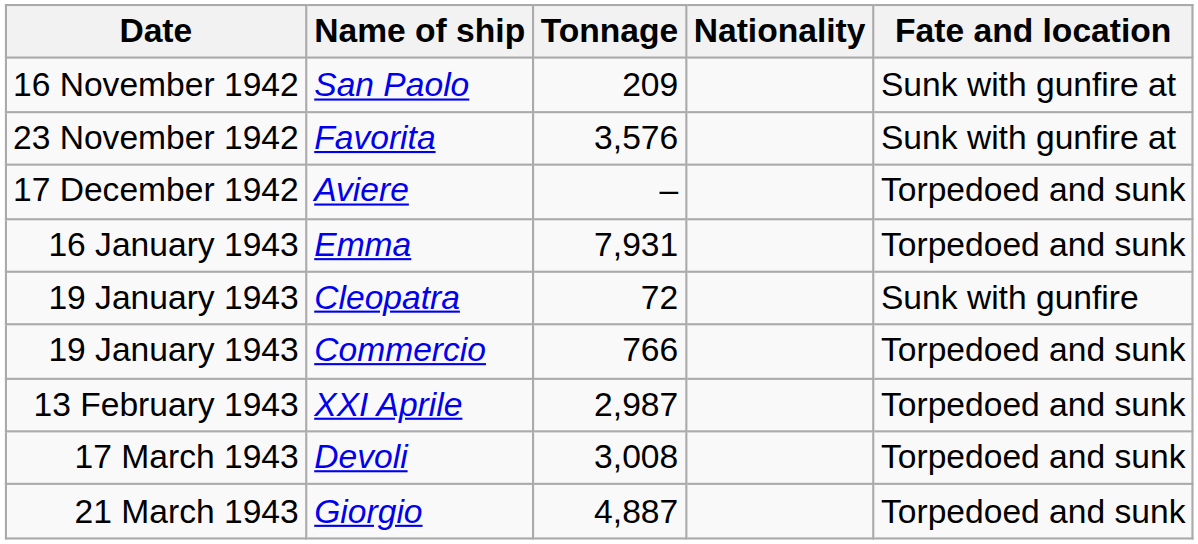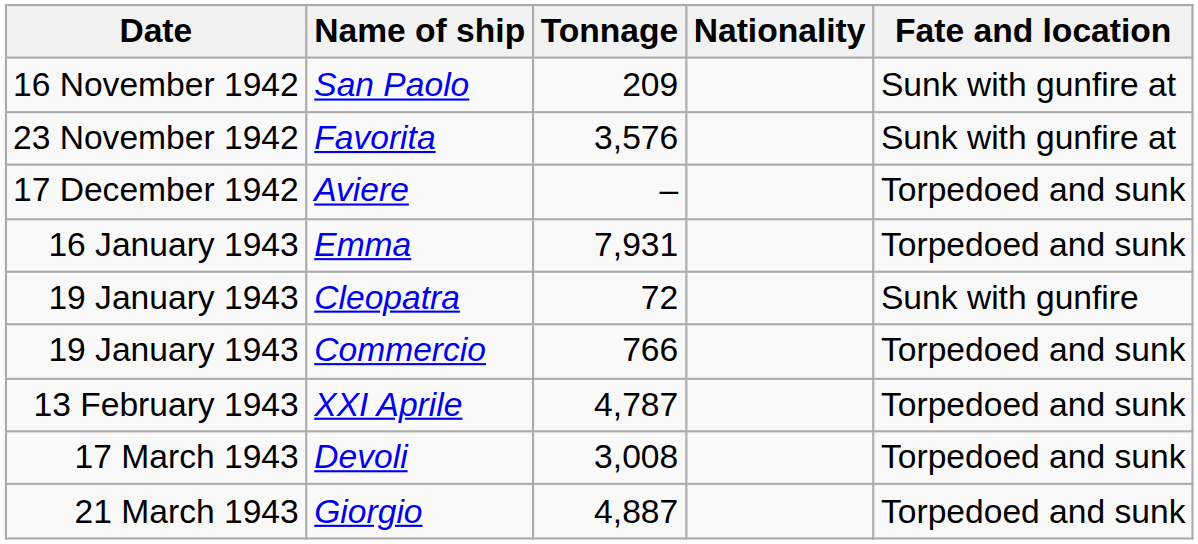(636, 404) 2,987 -> (636, 404) 4,787
